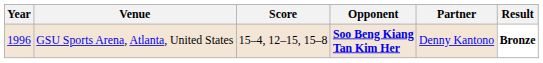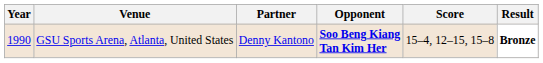columns swapped: (457, 14) <-> (283, 14)
(19, 41) 1996 -> (19, 41) 1990
